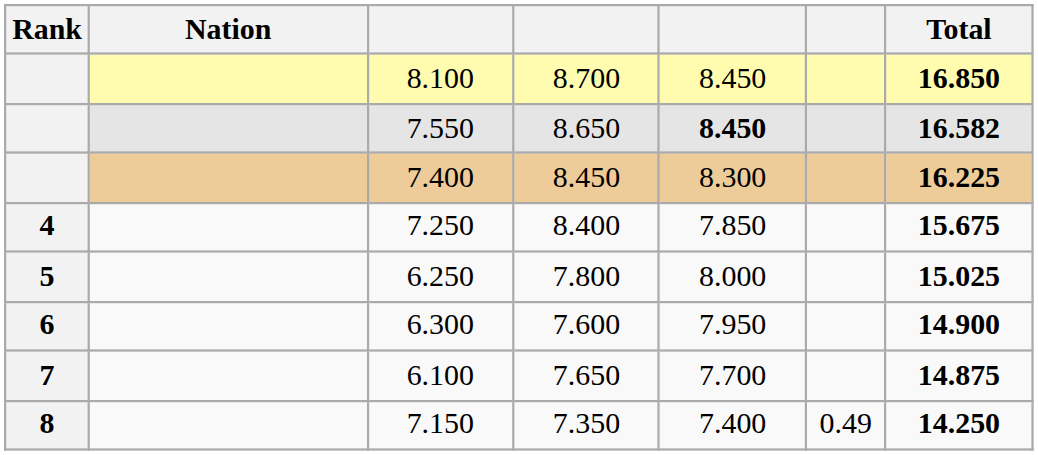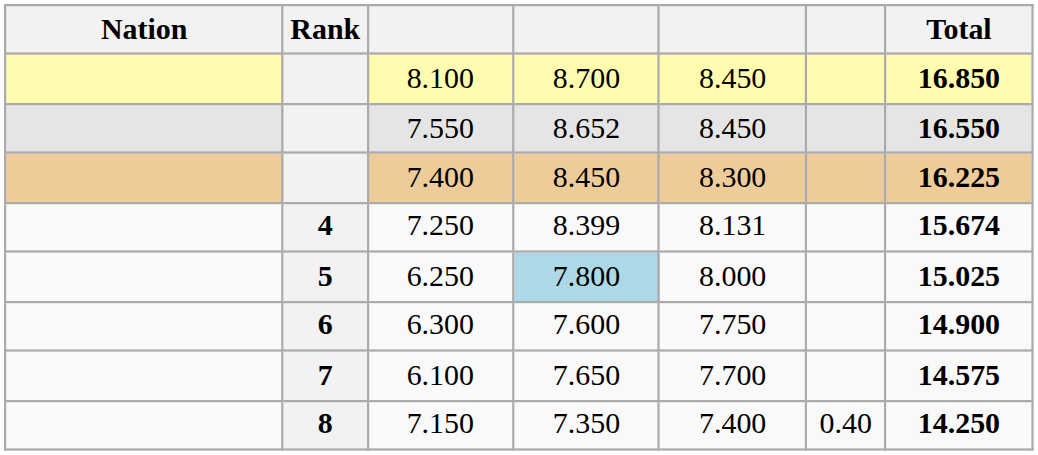columns swapped: (47, 28) <-> (228, 28)
(586, 127) 8.650 -> (586, 127) 8.652
(733, 127) bold -> (733, 127) normal
(959, 127) 16.582 -> (959, 127) 16.550
(586, 226) 8.400 -> (586, 226) 8.399
(733, 226) 7.850 -> (733, 226) 8.131
(959, 226) 15.675 -> (959, 226) 15.674
(586, 275) no background -> (586, 275) lightblue background
(733, 324) 7.950 -> (733, 324) 7.750
(959, 374) 14.875 -> (959, 374) 14.575
(846, 423) 0.49 -> (846, 423) 0.40
